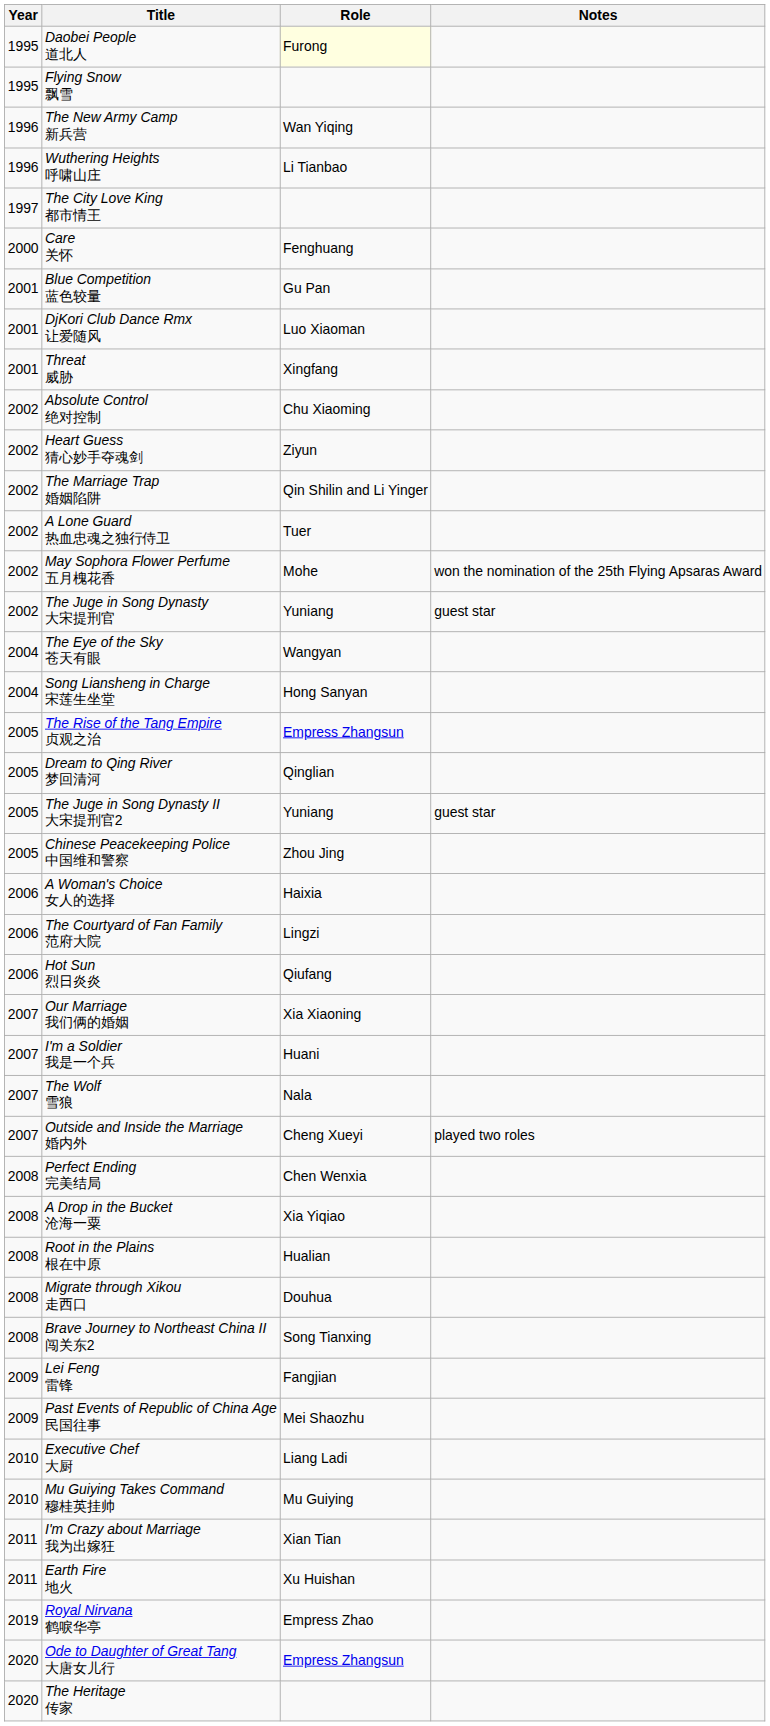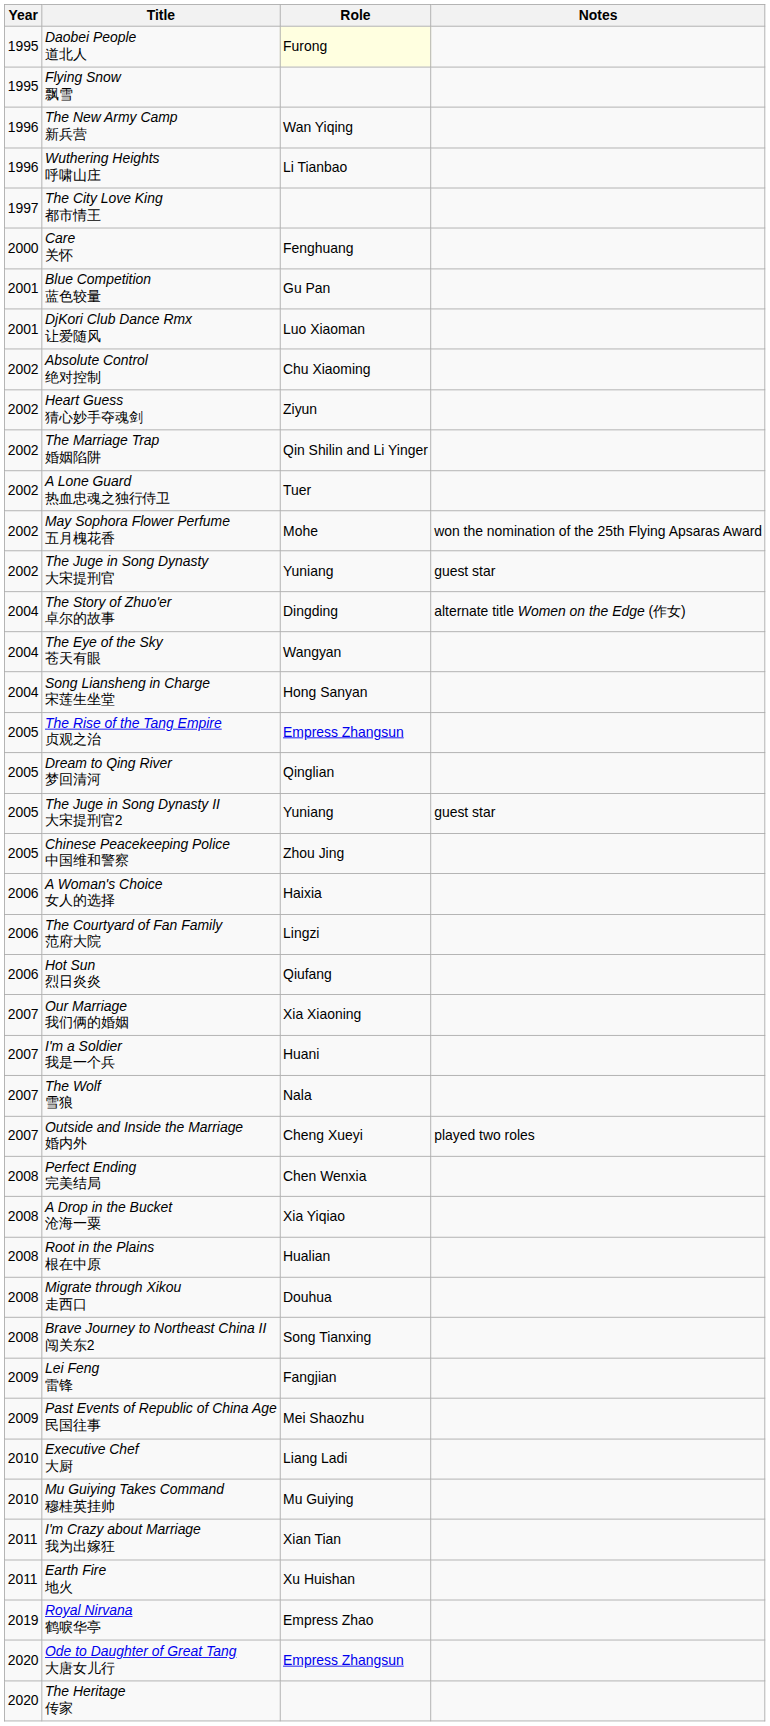- row: (65, 368)
+ row: (108, 610)
